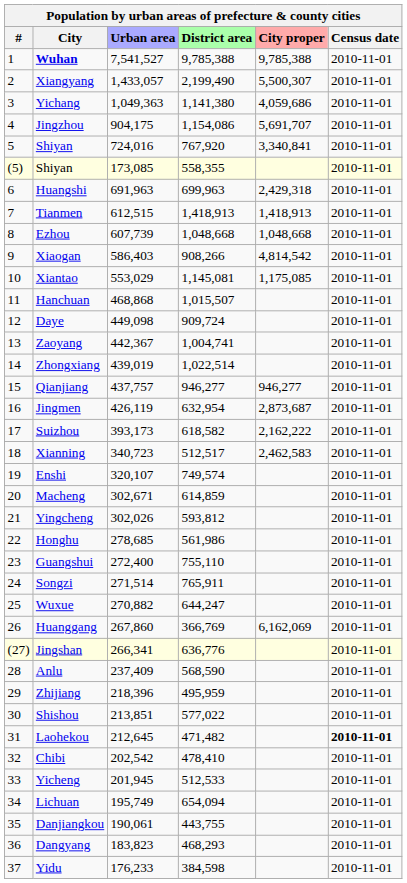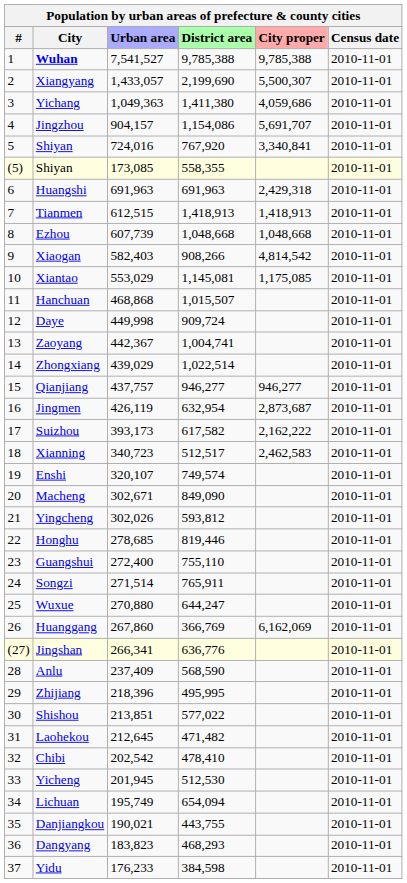(208, 81) 2,199,490 -> (208, 81) 2,199,690
(208, 103) 1,141,380 -> (208, 103) 1,411,380
(132, 125) 904,175 -> (132, 125) 904,157
(203, 190) 699,963 -> (203, 190) 691,963
(132, 256) 586,403 -> (132, 256) 582,403
(132, 321) 449,098 -> (132, 321) 449,998
(132, 365) 439,019 -> (132, 365) 439,029
(203, 430) 618,582 -> (203, 430) 617,582
(203, 496) 614,859 -> (203, 496) 849,090
(203, 540) 561,986 -> (203, 540) 819,446
(132, 605) 270,882 -> (132, 605) 270,880
(203, 693) 495,959 -> (203, 693) 495,995
(361, 736) bold -> (362, 736) normal
(203, 780) 512,533 -> (203, 780) 512,530
(132, 824) 190,061 -> (132, 824) 190,021
